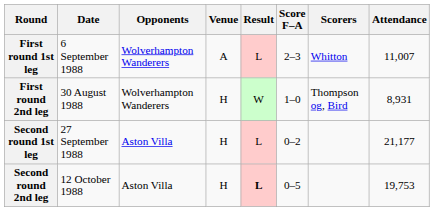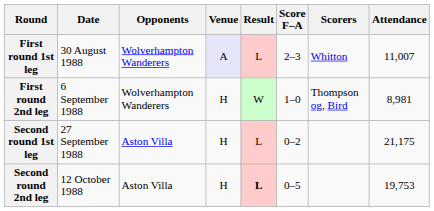(84, 56) 6 September 1988 -> (83, 56) 30 August 1988
(224, 56) no background -> (224, 56) lavender background
(83, 99) 30 August 1988 -> (84, 99) 6 September 1988
(399, 99) 8,931 -> (399, 99) 8,981
(399, 142) 21,177 -> (399, 142) 21,175
